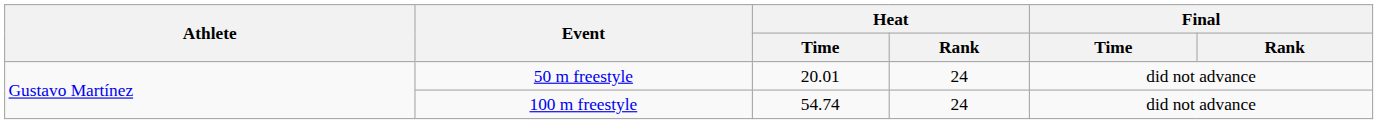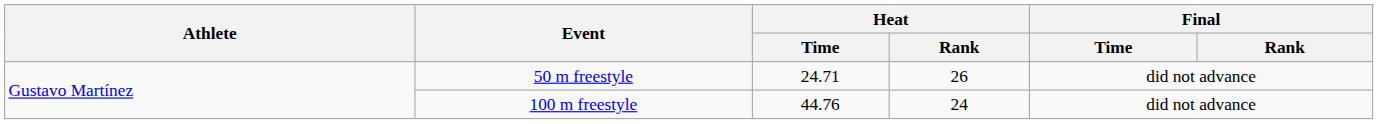(820, 76) 20.01 -> (820, 76) 24.71
(959, 76) 24 -> (959, 76) 26
(820, 104) 54.74 -> (820, 104) 44.76
